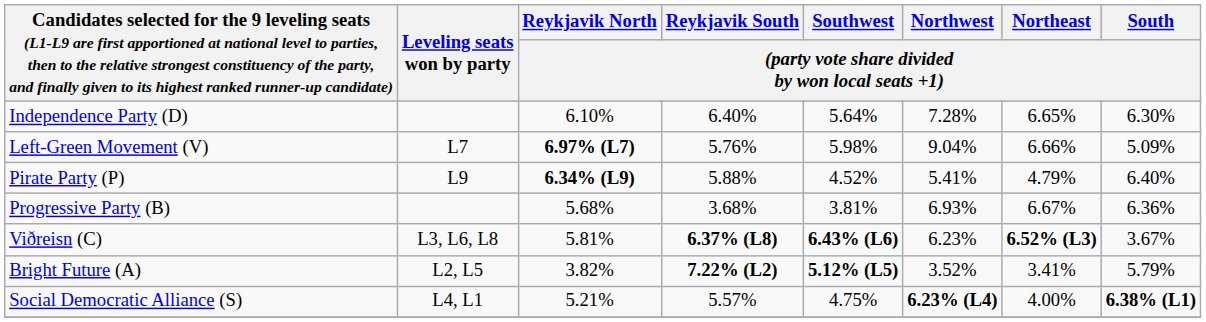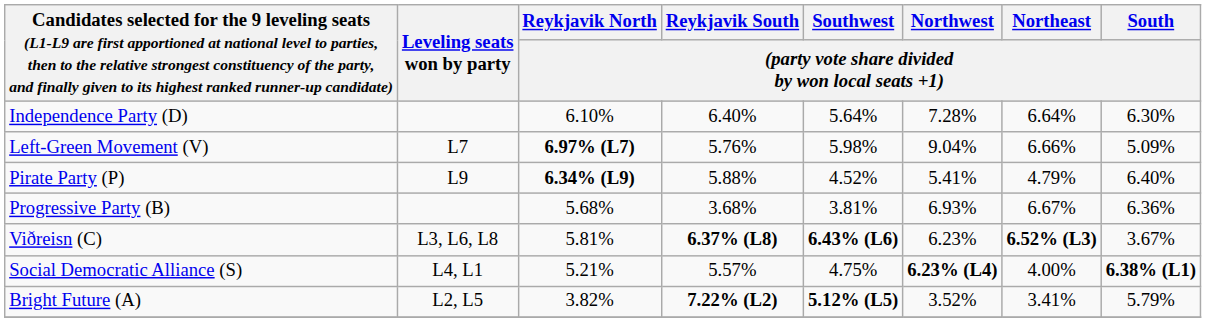(1052, 116) 6.65% -> (1052, 116) 6.64%
rows swapped: (75, 270) <-> (126, 300)
